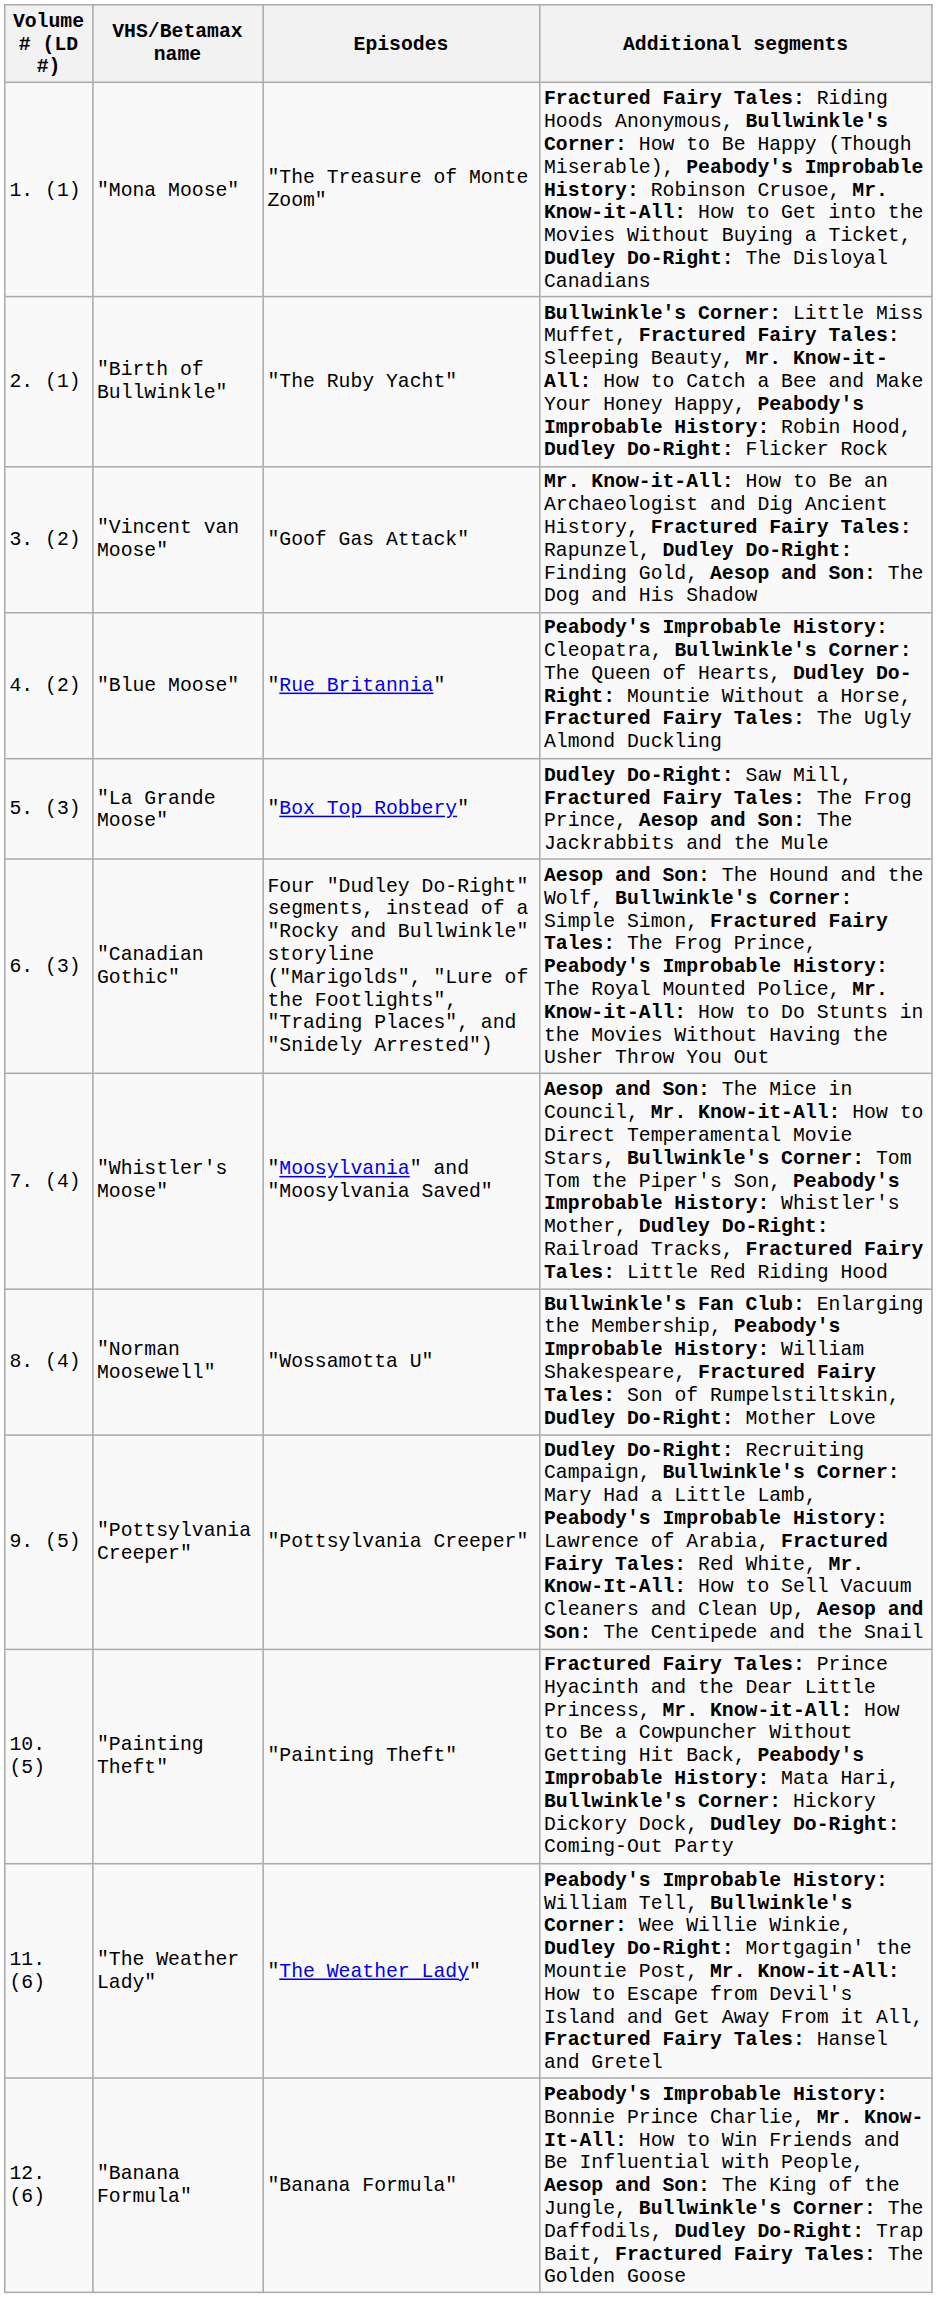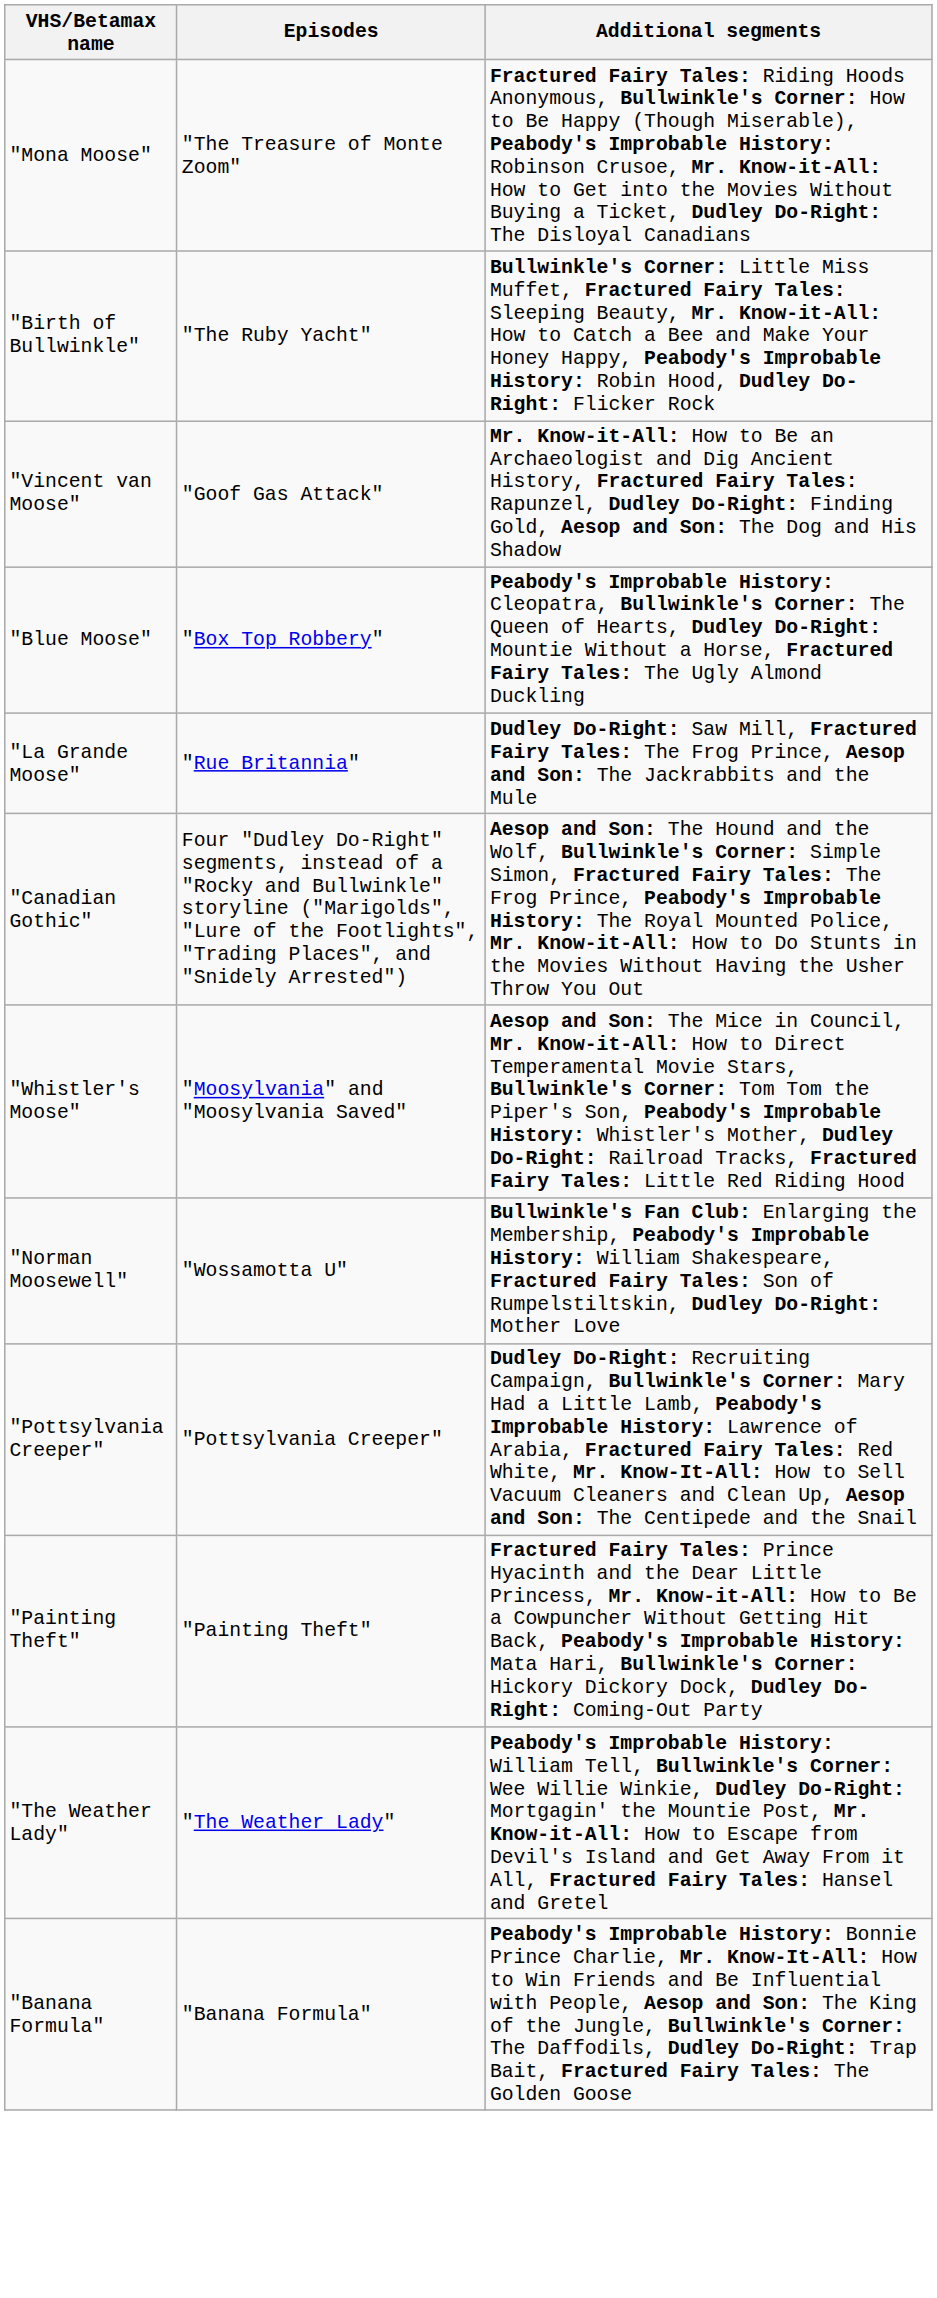- column: (48, 44)
(356, 685) "Rue Britannia" -> (283, 640) "Box Top Robbery"
(368, 809) "Box Top Robbery" -> (271, 763) "Rue Britannia"
